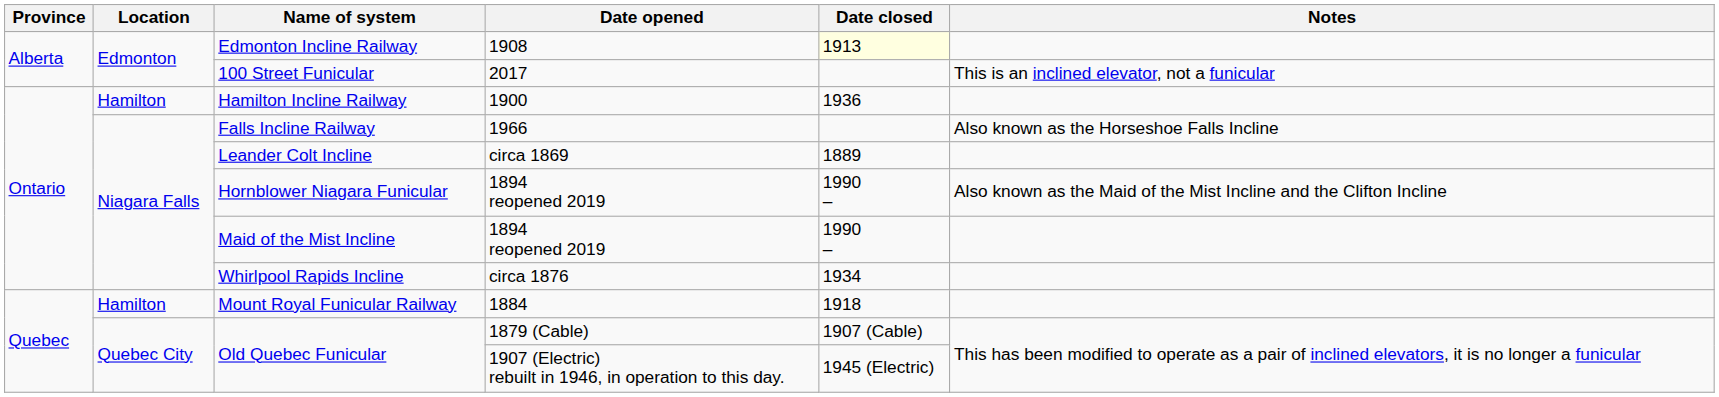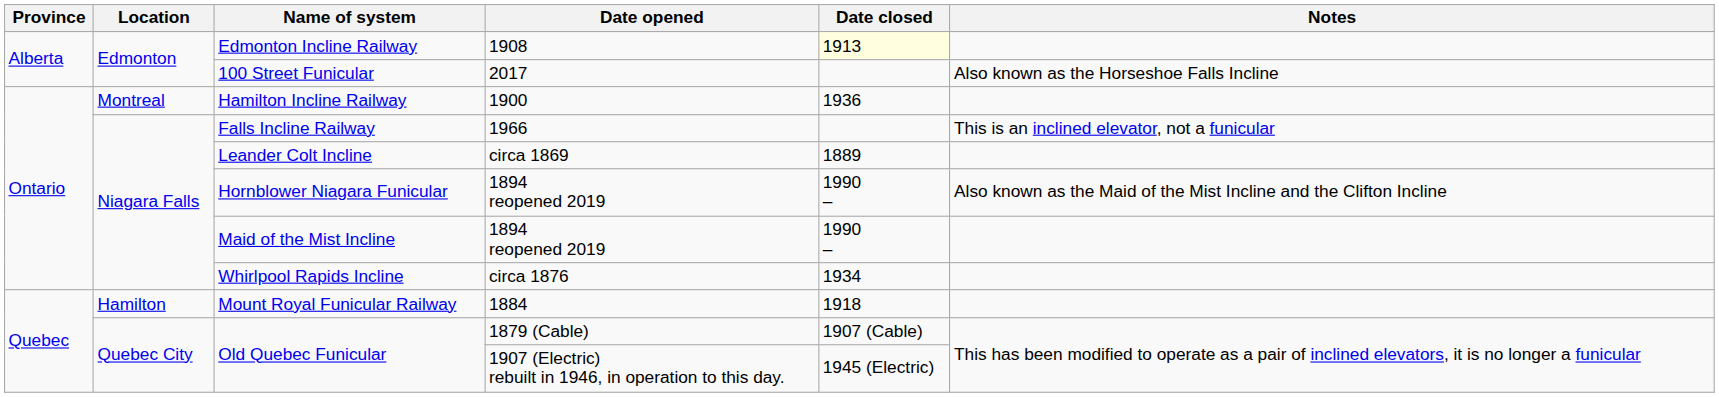(1114, 73) This is an inclined elevator, not a funicular -> (1116, 73) Also known as the Horseshoe Falls Incline
(132, 100) Hamilton -> (131, 100) Montreal
(1116, 127) Also known as the Horseshoe Falls Incline -> (1114, 127) This is an inclined elevator, not a funicular
